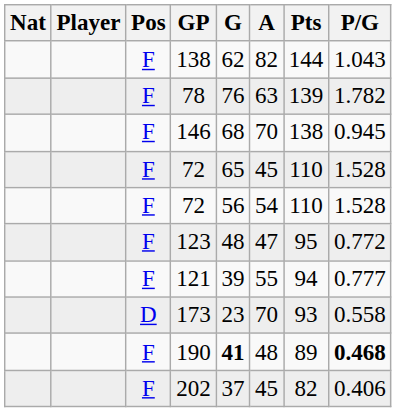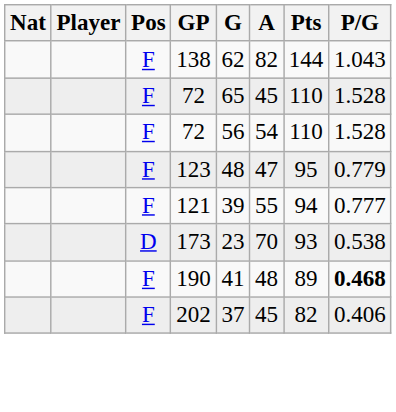- row: (148, 95)
- row: (148, 132)
(360, 242) 0.772 -> (360, 168) 0.779
(360, 315) 0.558 -> (360, 242) 0.538
(233, 351) bold -> (233, 278) normal
